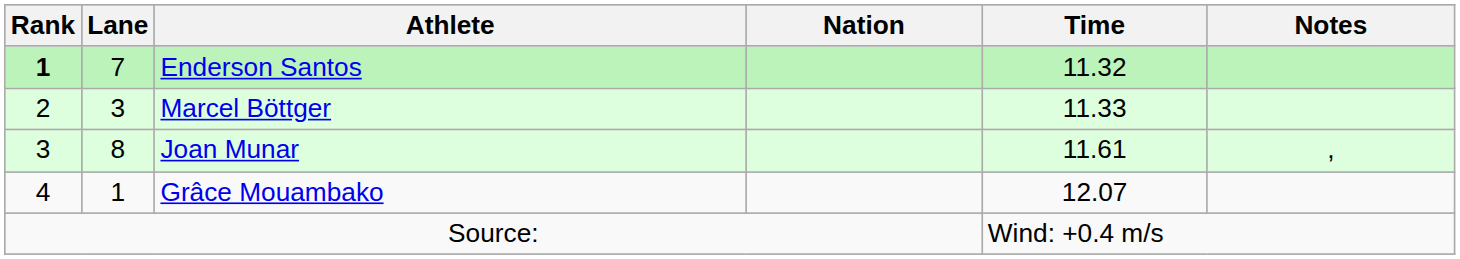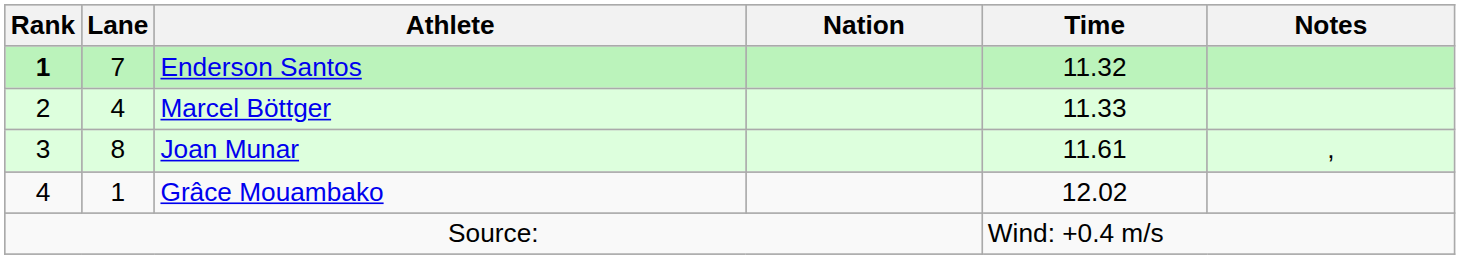(118, 108) 3 -> (118, 108) 4
(1095, 191) 12.07 -> (1095, 191) 12.02
